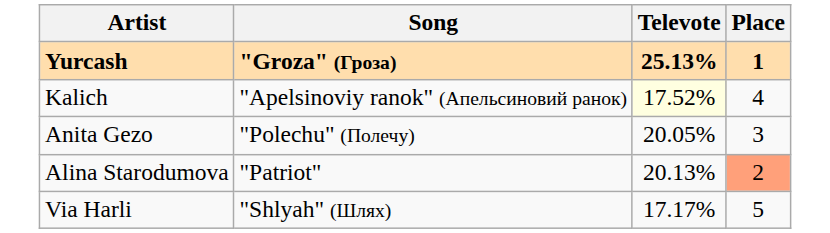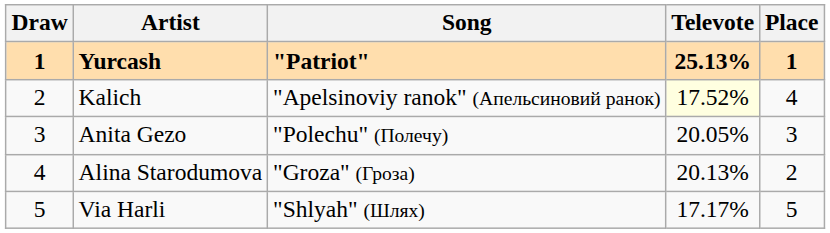+ column: (40, 23)
(318, 60) "Groza" (Гроза) -> (321, 60) "Patriot"
(280, 172) "Patriot" -> (344, 172) "Groza" (Гроза)
(758, 172) lightsalmon background -> (792, 172) no background
